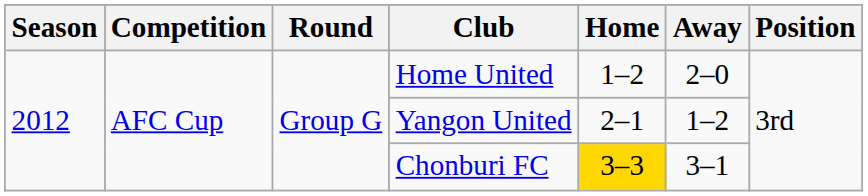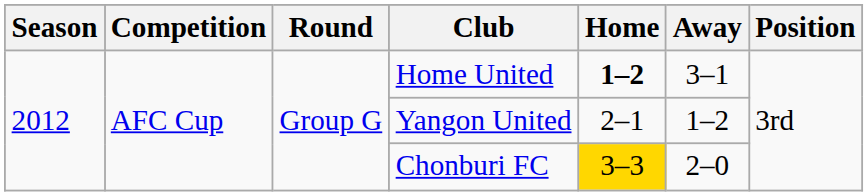(622, 73) normal -> (622, 73) bold
(707, 73) 2–0 -> (707, 73) 3–1
(707, 166) 3–1 -> (707, 166) 2–0
